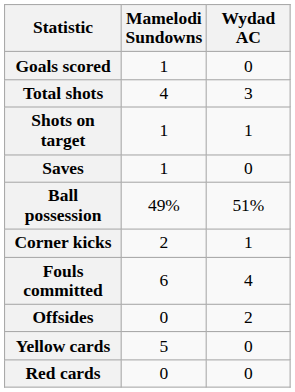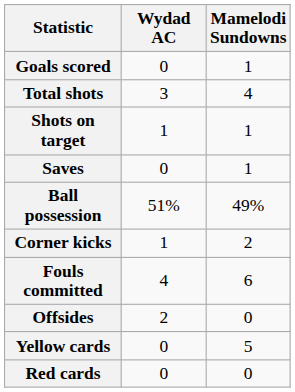columns swapped: (164, 28) <-> (248, 28)
